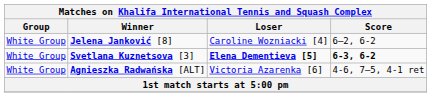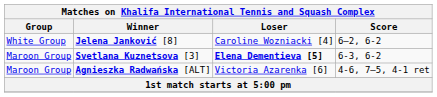(36, 56) White Group -> (39, 56) Maroon Group
(354, 56) bold -> (360, 56) normal
(36, 70) White Group -> (39, 70) Maroon Group
